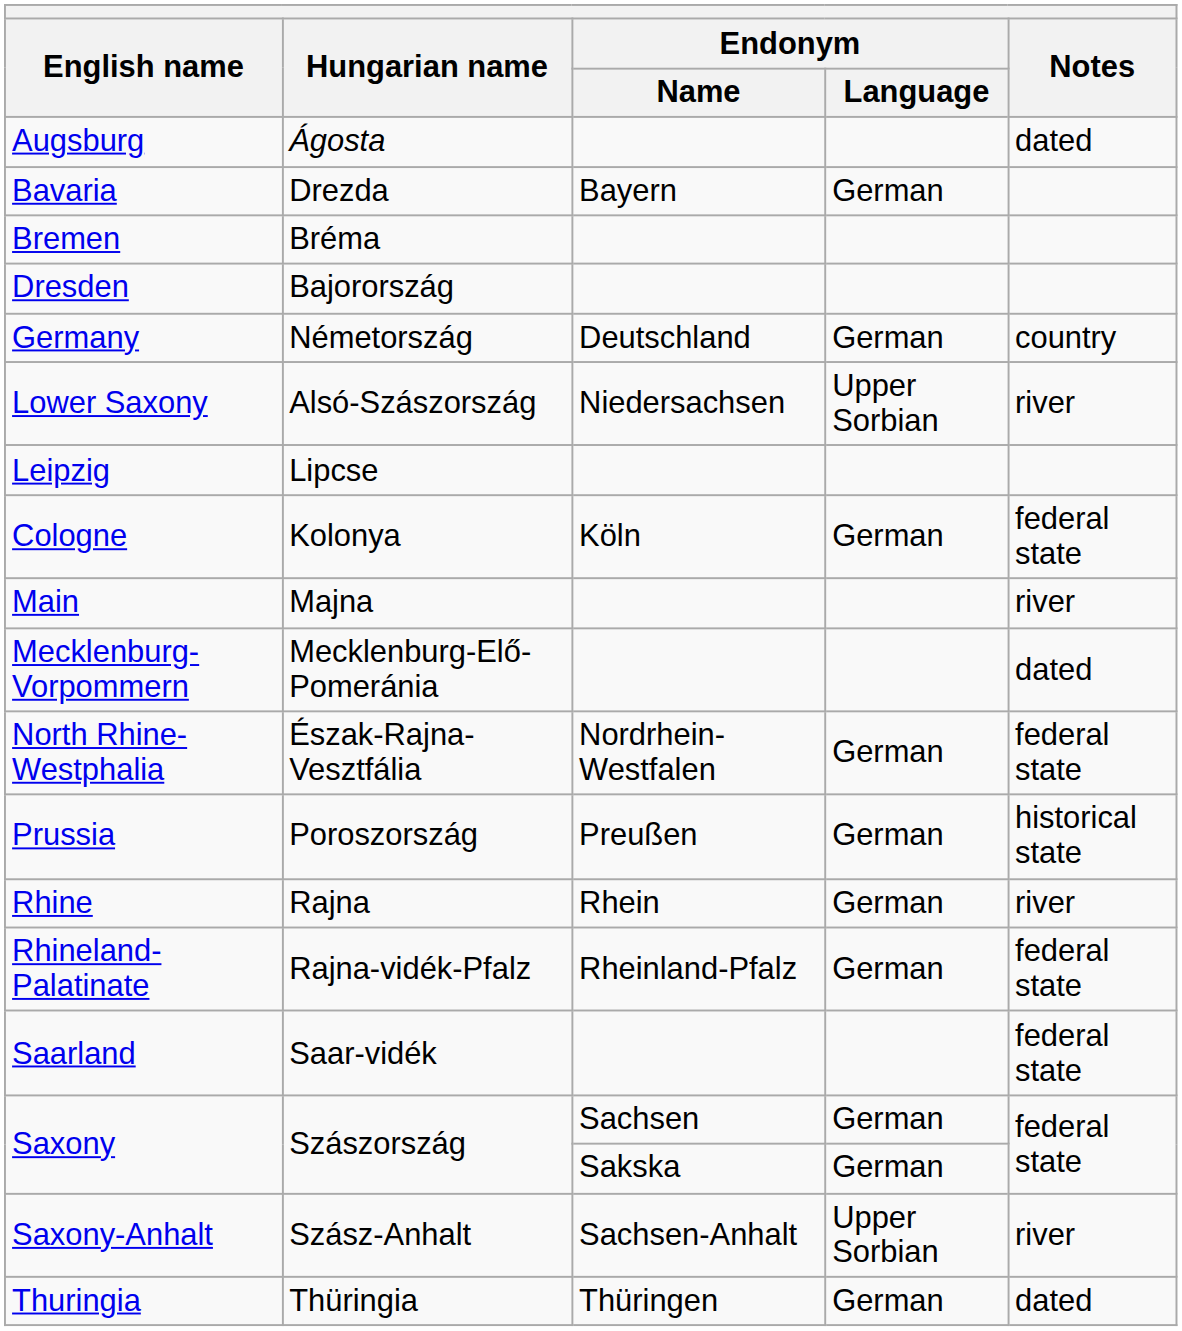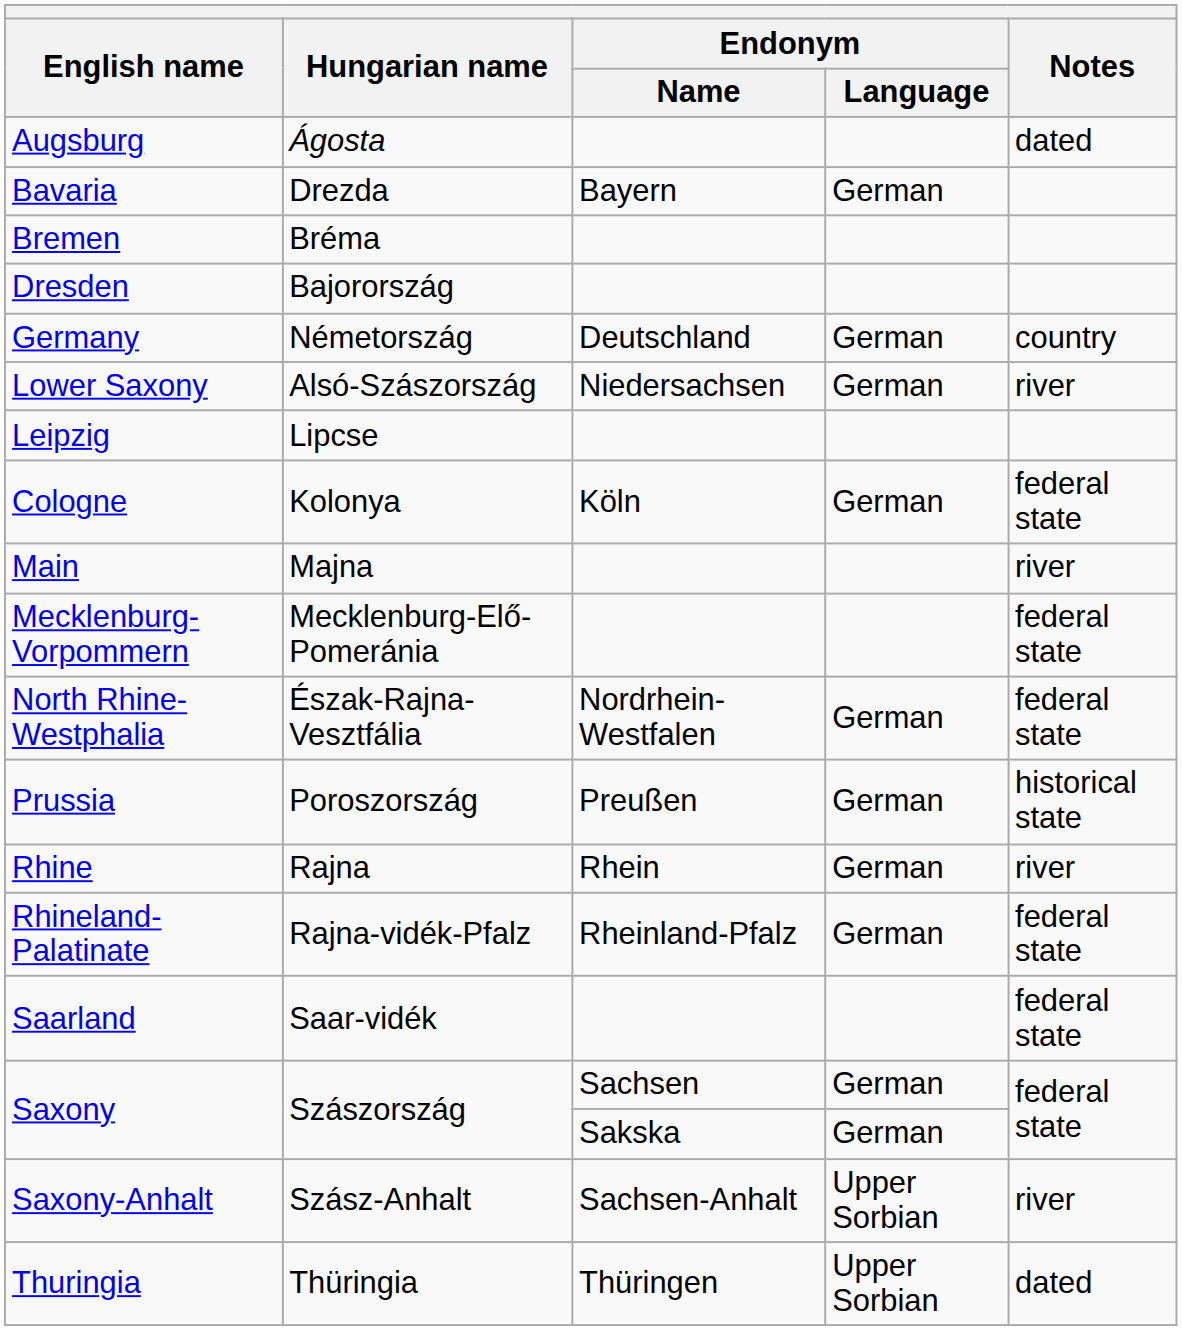(885, 403) Upper Sorbian -> (888, 386) German
(1054, 668) dated -> (1062, 634) federal state
(888, 1300) German -> (885, 1283) Upper Sorbian
